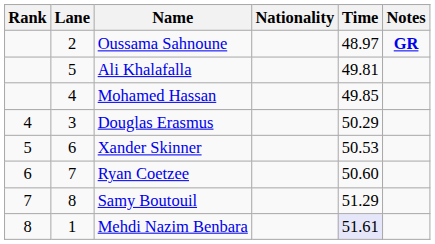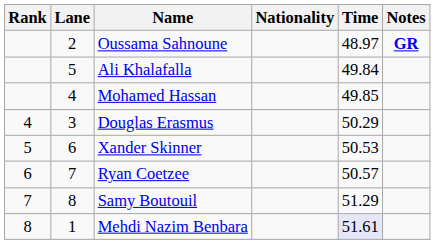(360, 69) 49.81 -> (360, 69) 49.84
(360, 174) 50.60 -> (360, 174) 50.57
